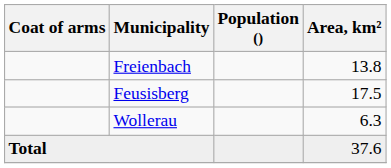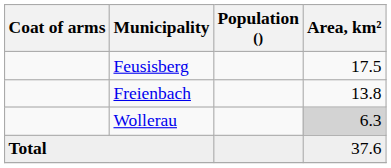rows swapped: (151, 93) <-> (152, 65)
(371, 120) no background -> (371, 120) lightgrey background
